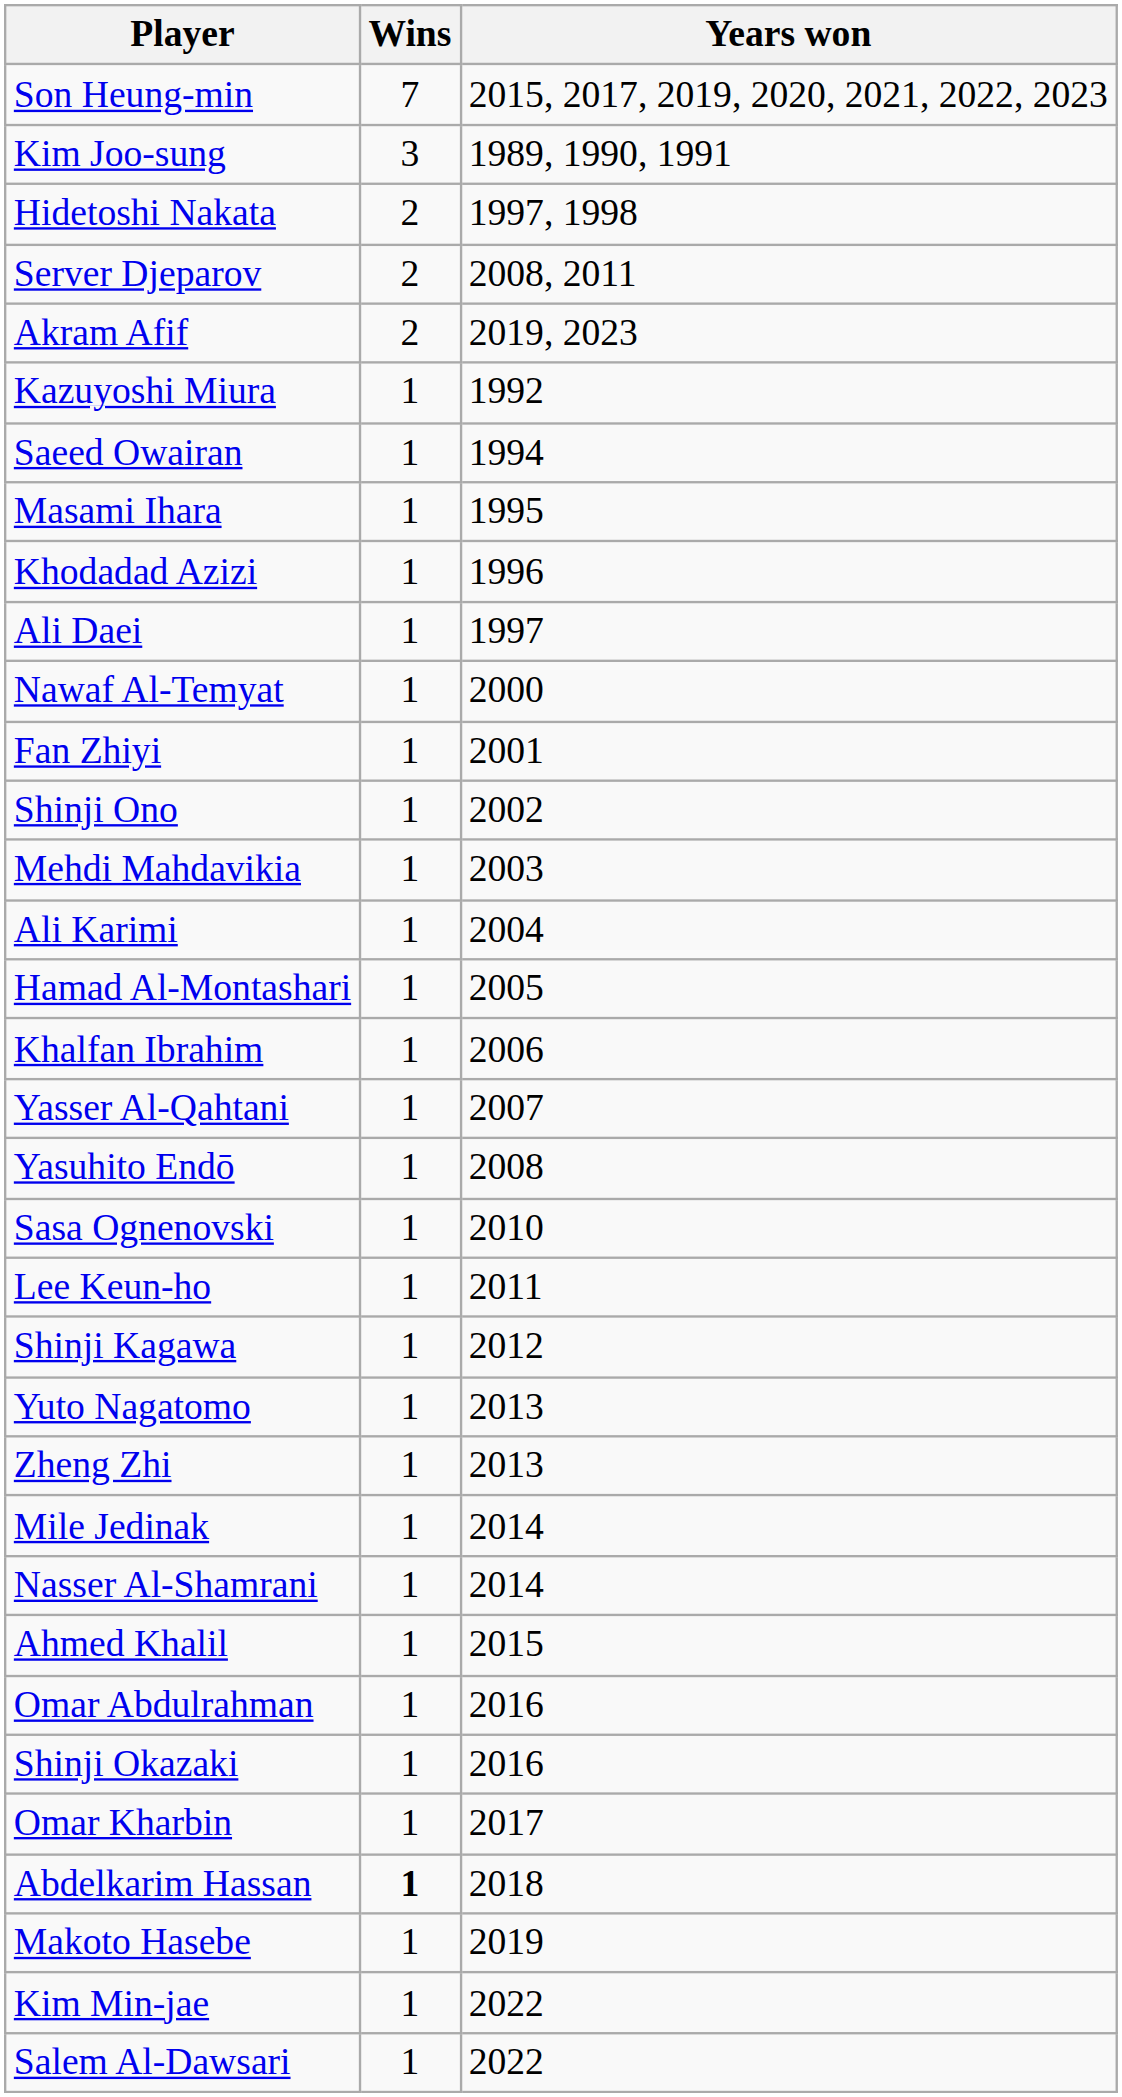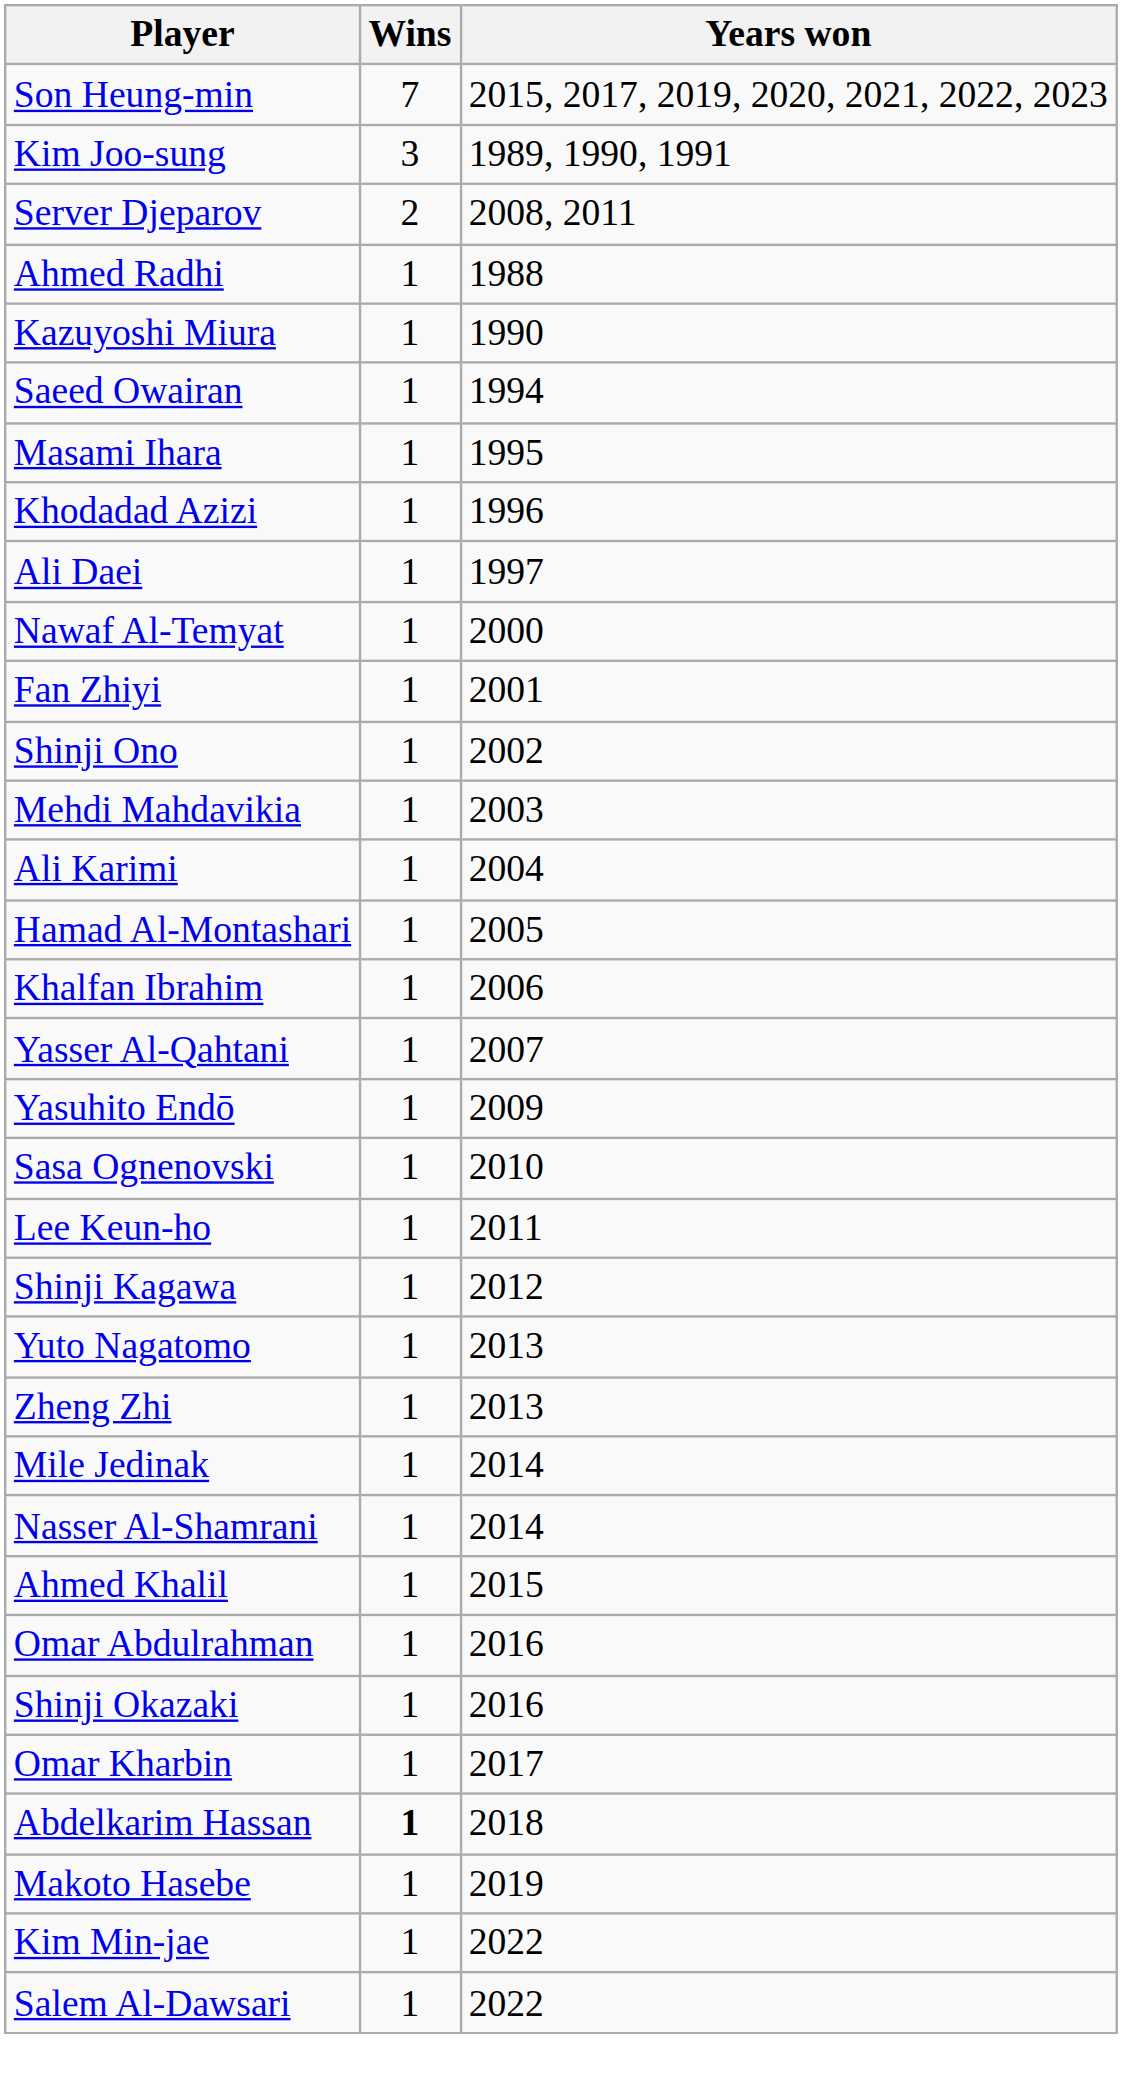- row: (145, 213)
- row: (101, 332)
+ row: (119, 272)
(506, 392) 1992 -> (506, 332) 1990
(506, 1167) 2008 -> (506, 1107) 2009
